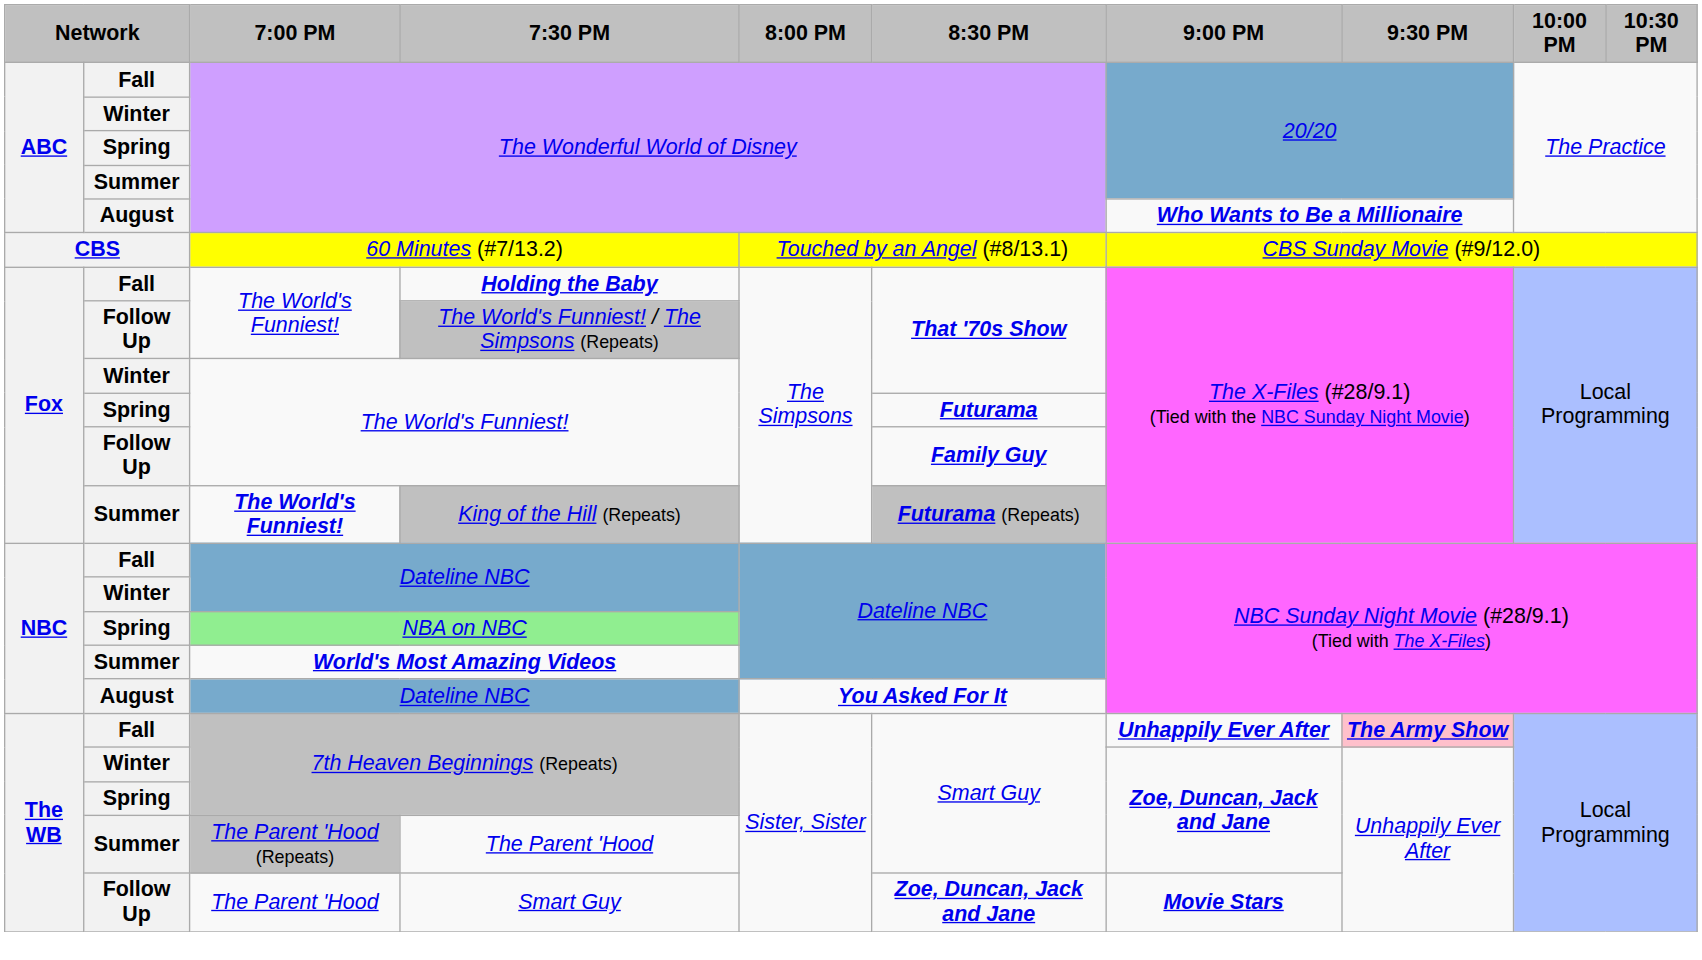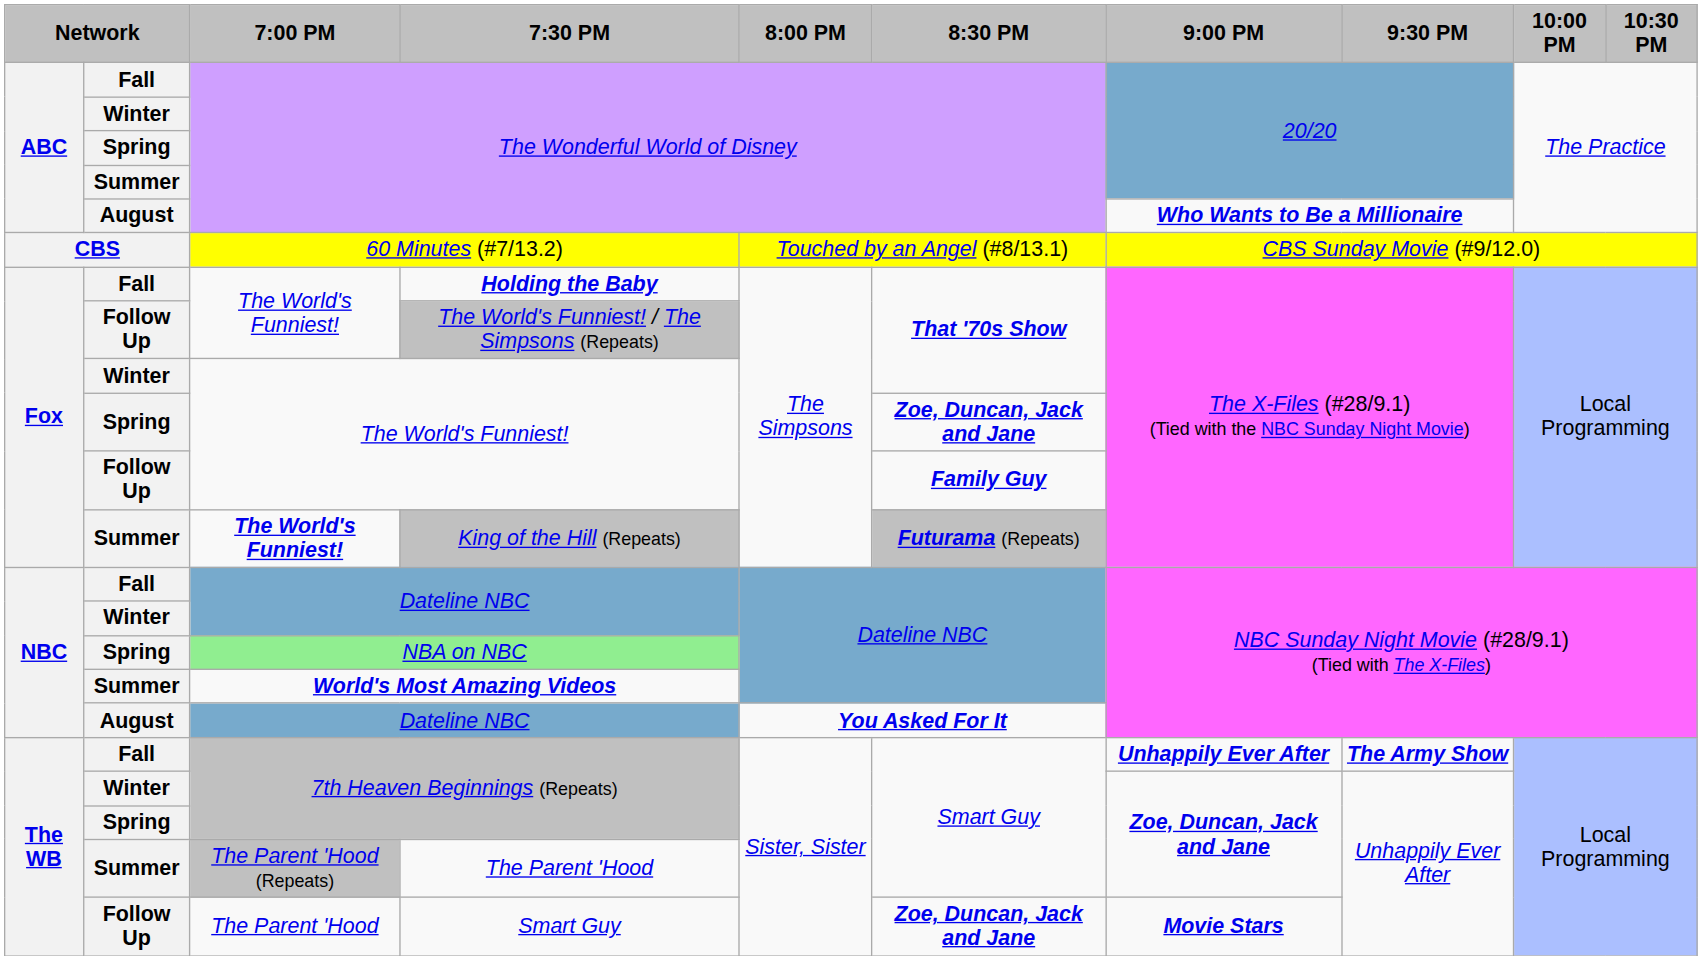(989, 409) Futurama -> (989, 421) Zoe, Duncan, Jack and Jane
(1428, 730) pink background -> (1428, 754) no background
